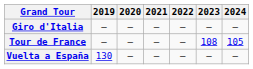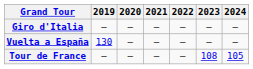rows swapped: (48, 41) <-> (48, 56)
